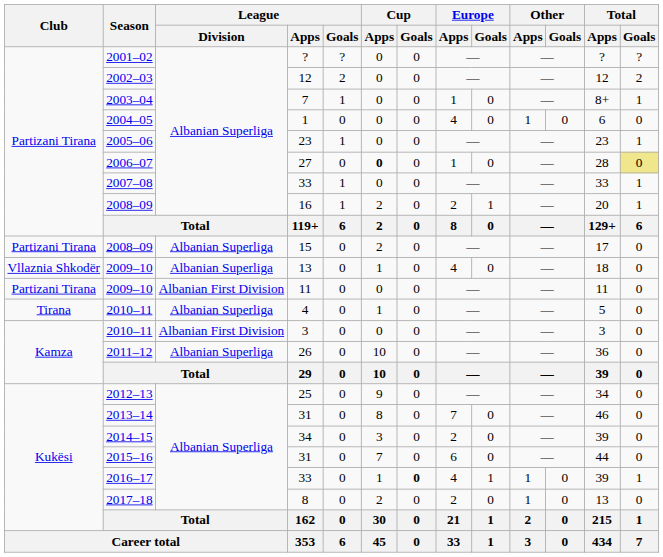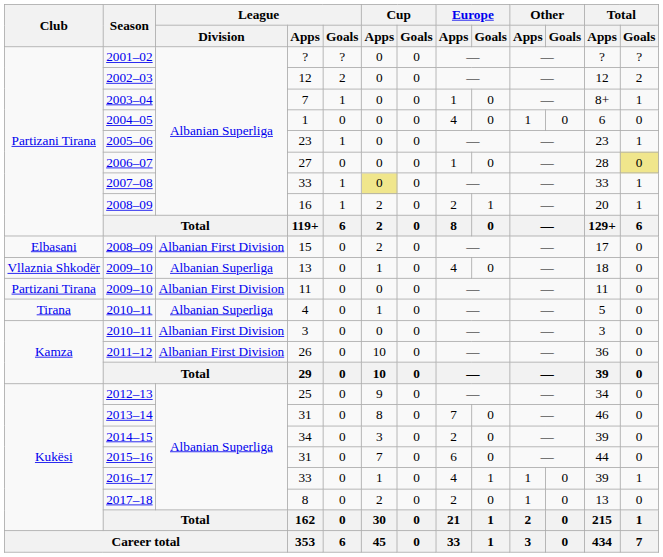(379, 162) bold -> (379, 162) normal
(379, 183) no background -> (379, 183) khaki background
(54, 246) Partizani Tirana -> (54, 246) Elbasani
(221, 246) Albanian Superliga -> (221, 246) Albanian First Division
(221, 352) Albanian Superliga -> (221, 352) Albanian First Division
(416, 478) bold -> (416, 478) normal
